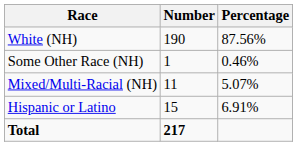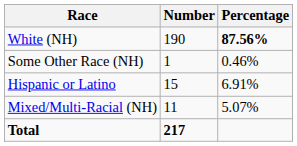(244, 38) normal -> (245, 38) bold
rows swapped: (82, 84) <-> (62, 107)
